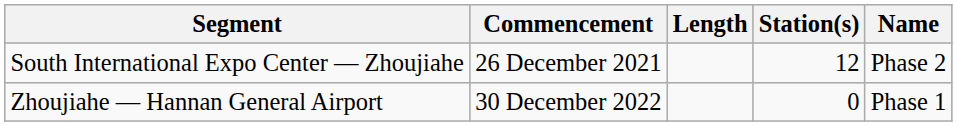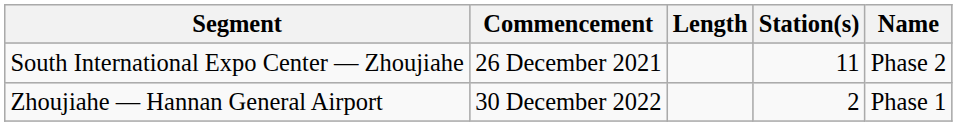(847, 62) 12 -> (848, 62) 11
(853, 101) 0 -> (853, 101) 2
